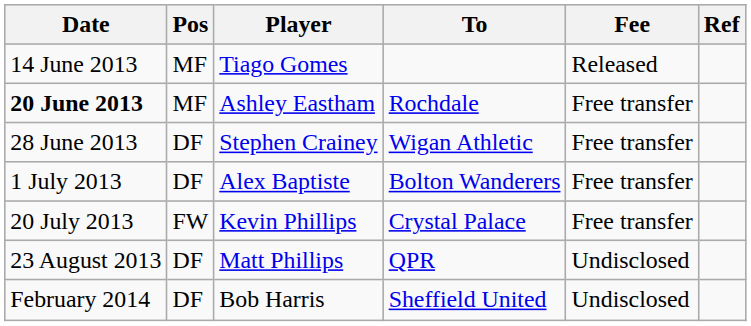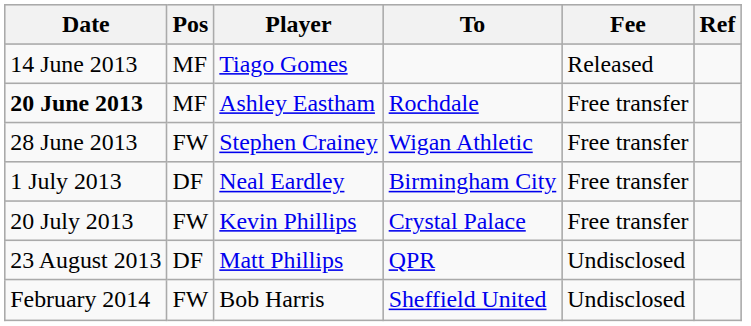(188, 142) DF -> (190, 142) FW
- row: (285, 181)
+ row: (282, 181)
(188, 299) DF -> (190, 299) FW
